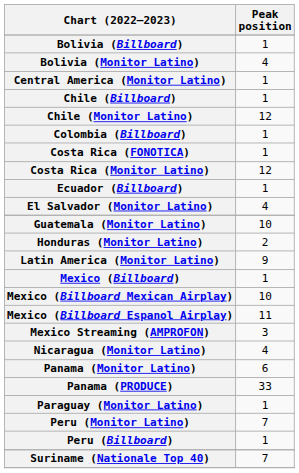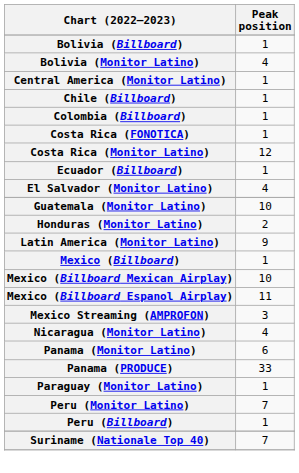- row: (120, 116)
